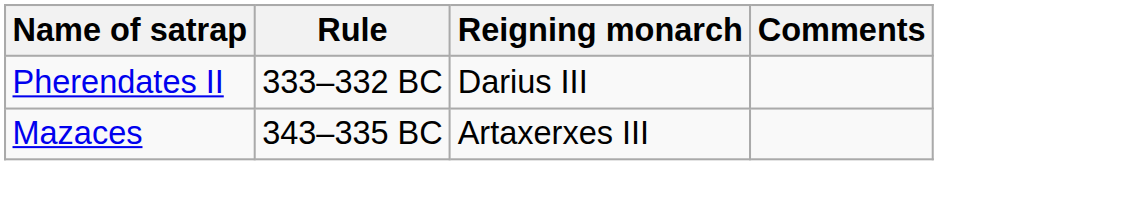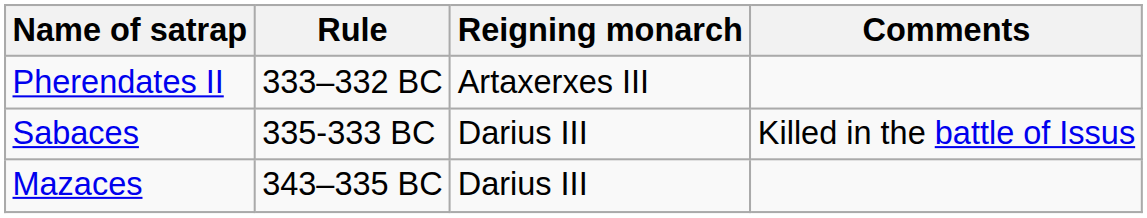(523, 81) Darius III -> (553, 81) Artaxerxes III
+ row: (76, 133)
(553, 133) Artaxerxes III -> (523, 184) Darius III
